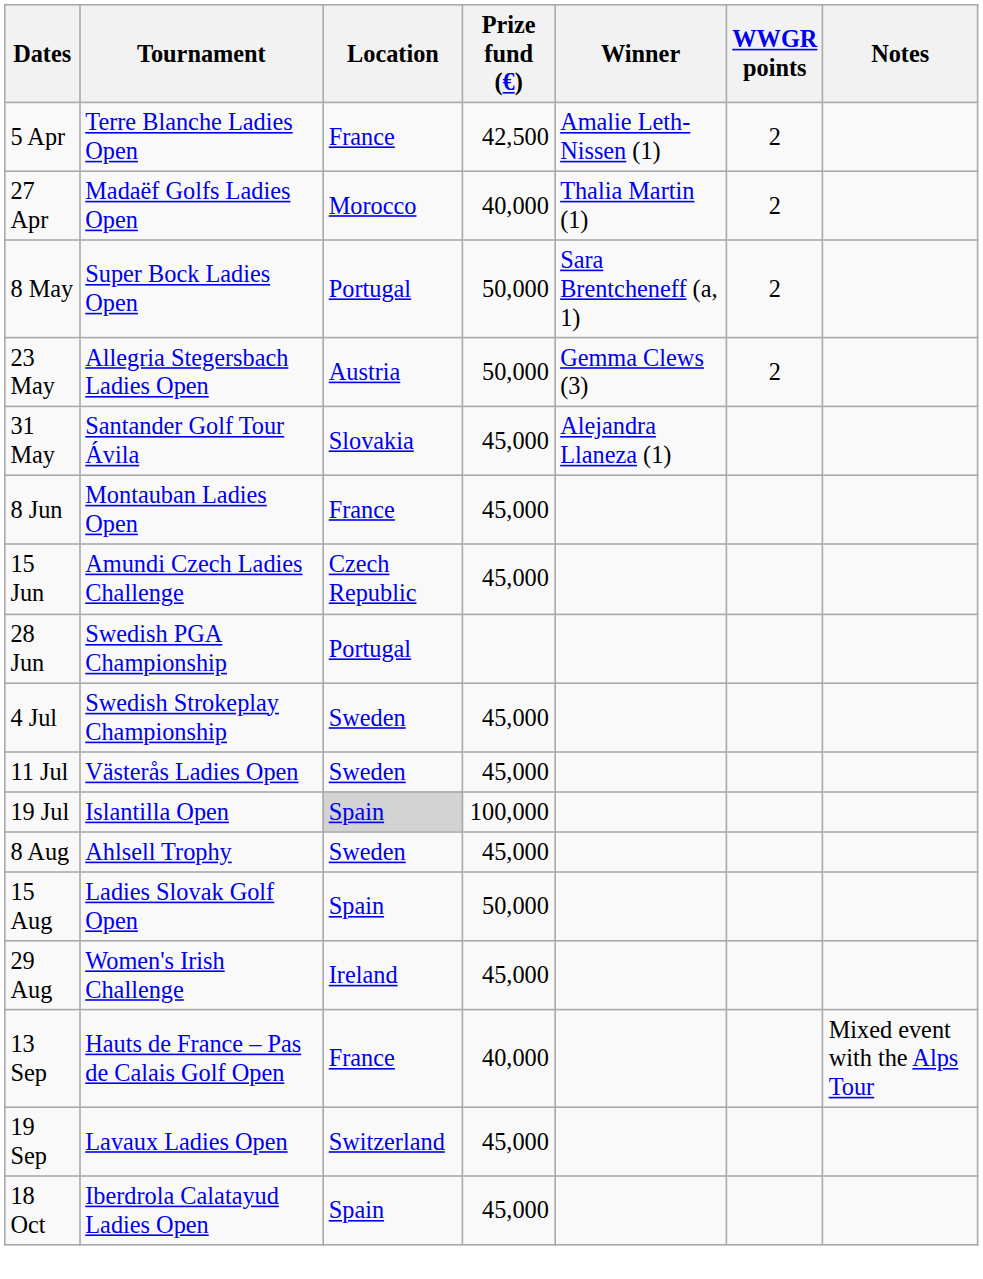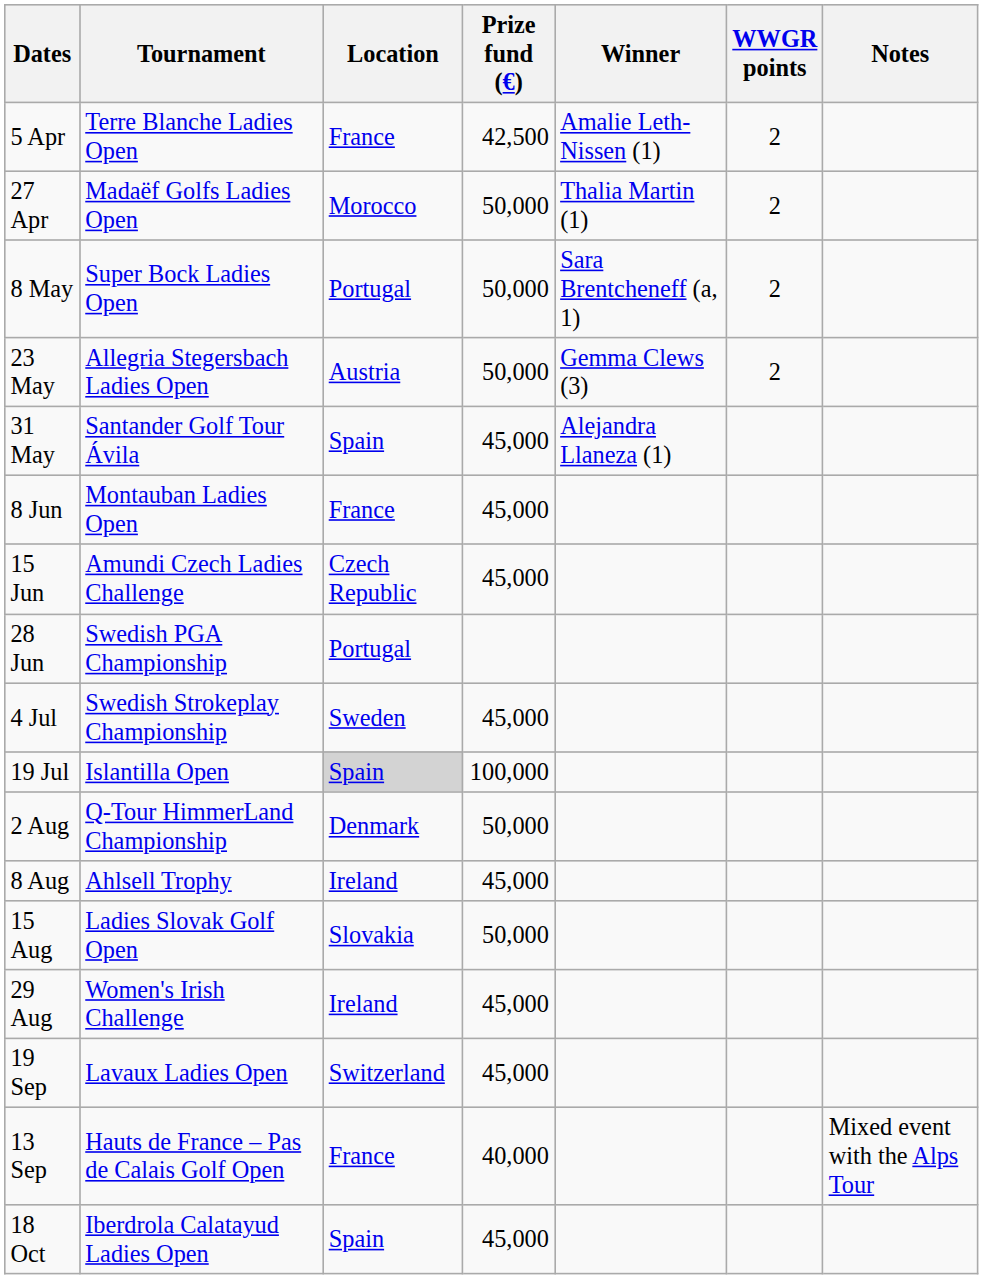(515, 205) 40,000 -> (515, 205) 50,000
(371, 441) Slovakia -> (356, 441) Spain
- row: (39, 771)
+ row: (40, 825)
(367, 851) Sweden -> (363, 880) Ireland
(356, 906) Spain -> (371, 934) Slovakia
rows swapped: (29, 1058) <-> (29, 1141)
